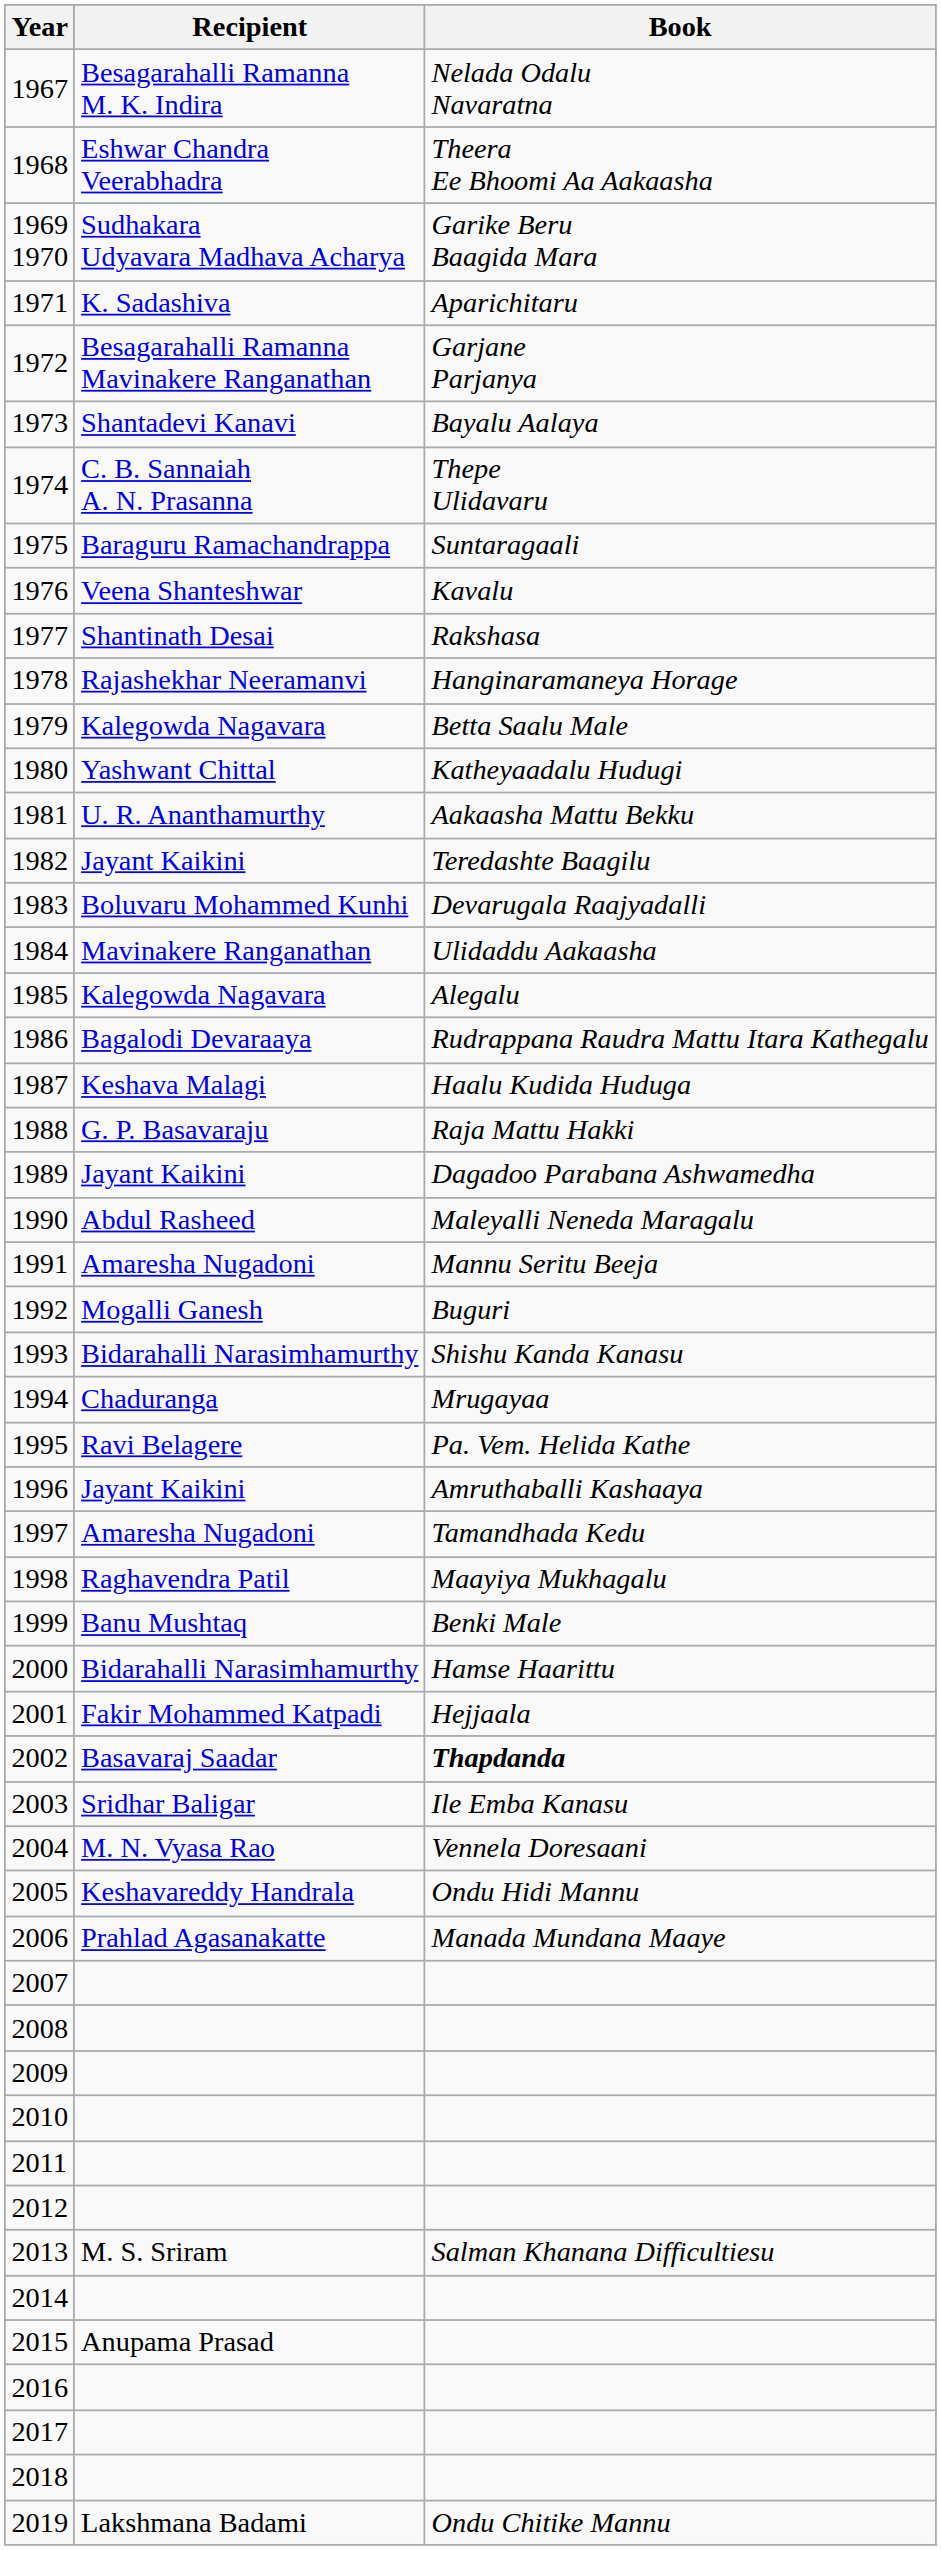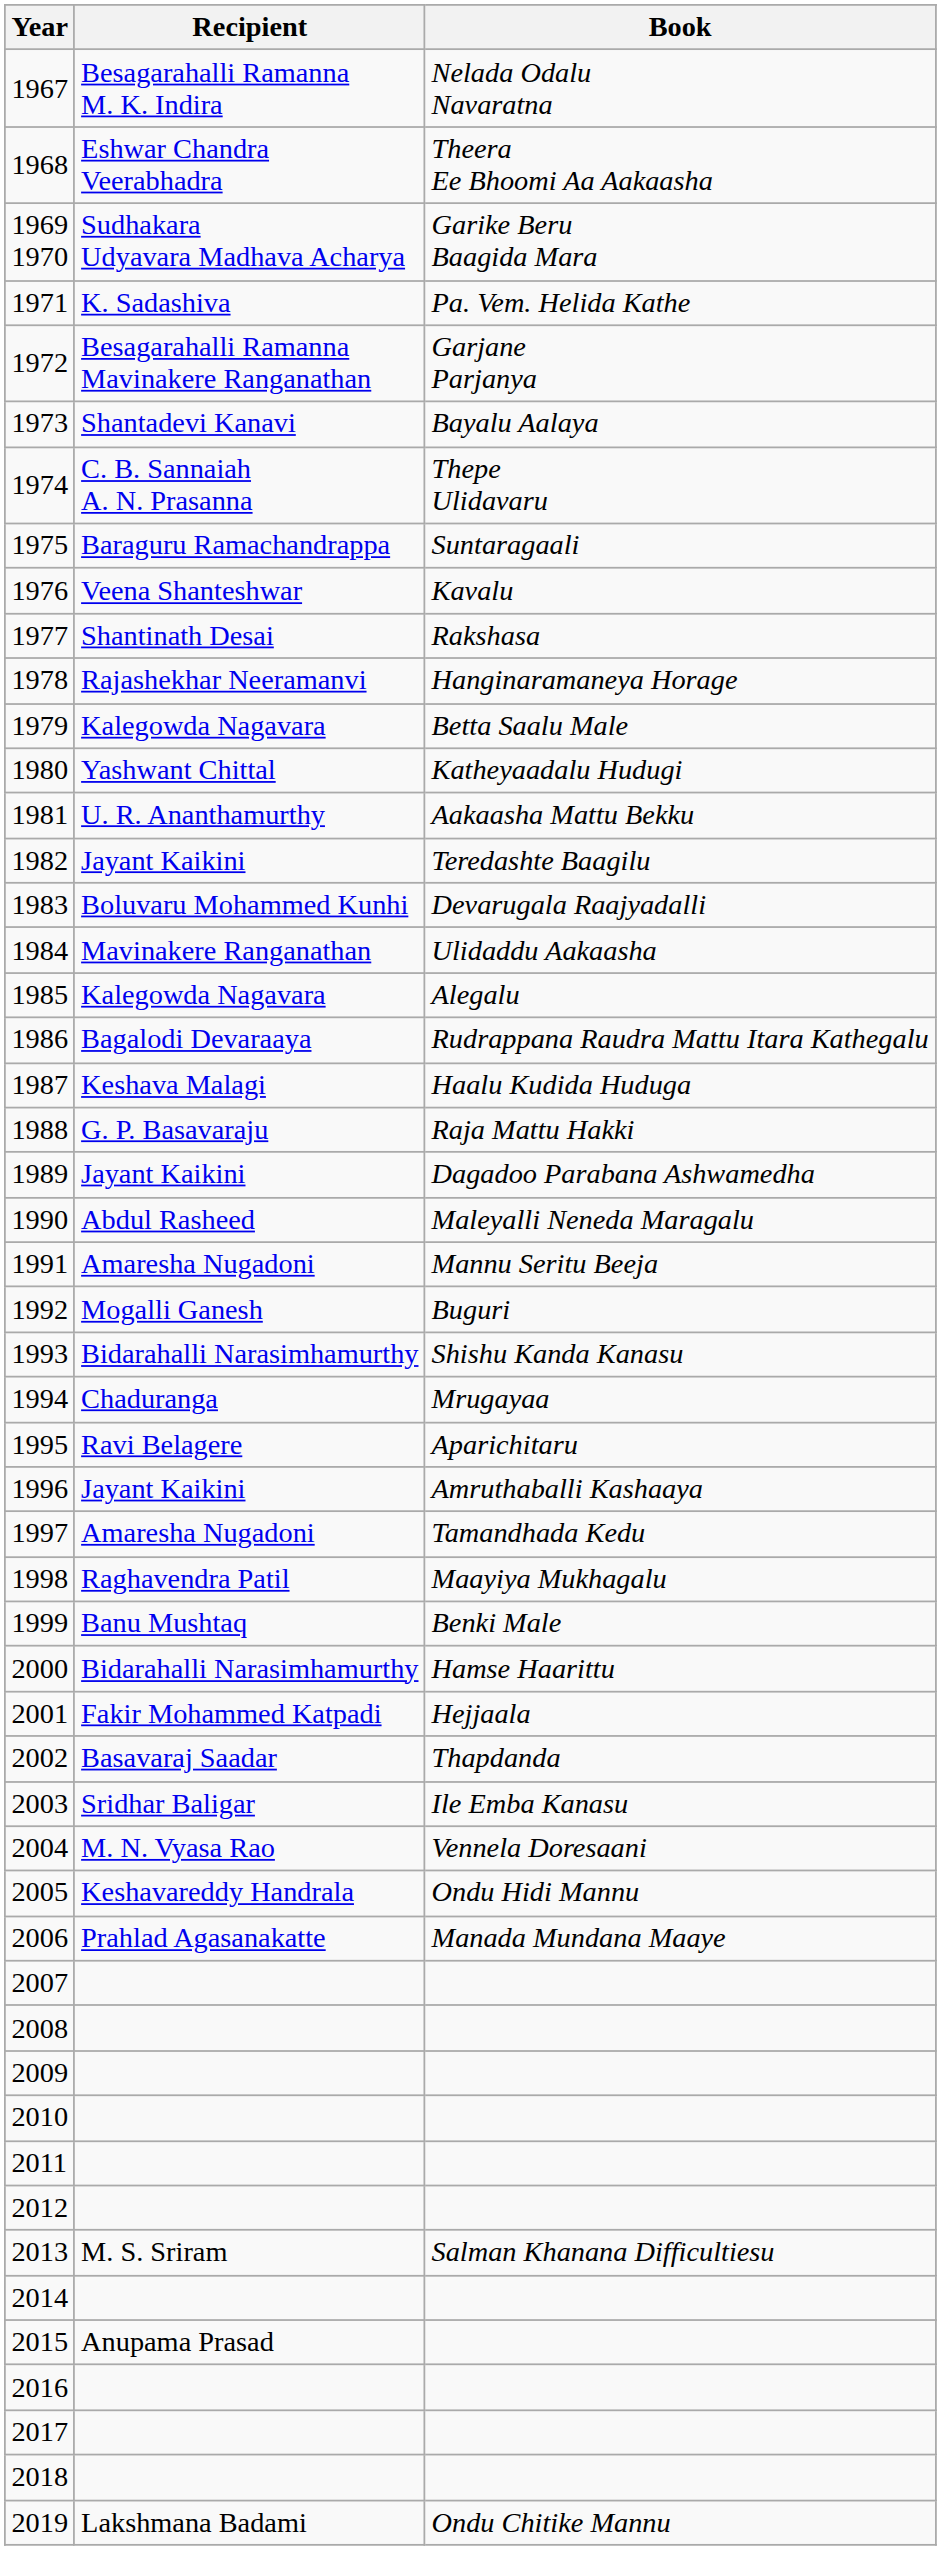(505, 302) Aparichitaru -> (561, 302) Pa. Vem. Helida Kathe
(561, 1443) Pa. Vem. Helida Kathe -> (505, 1443) Aparichitaru
(498, 1758) bold -> (496, 1758) normal
